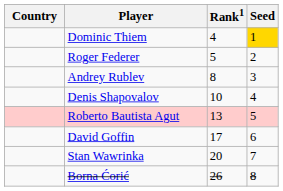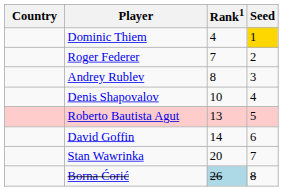(213, 57) 5 -> (213, 57) 7
(216, 136) 17 -> (216, 136) 14
(216, 176) no background -> (216, 176) lightblue background
